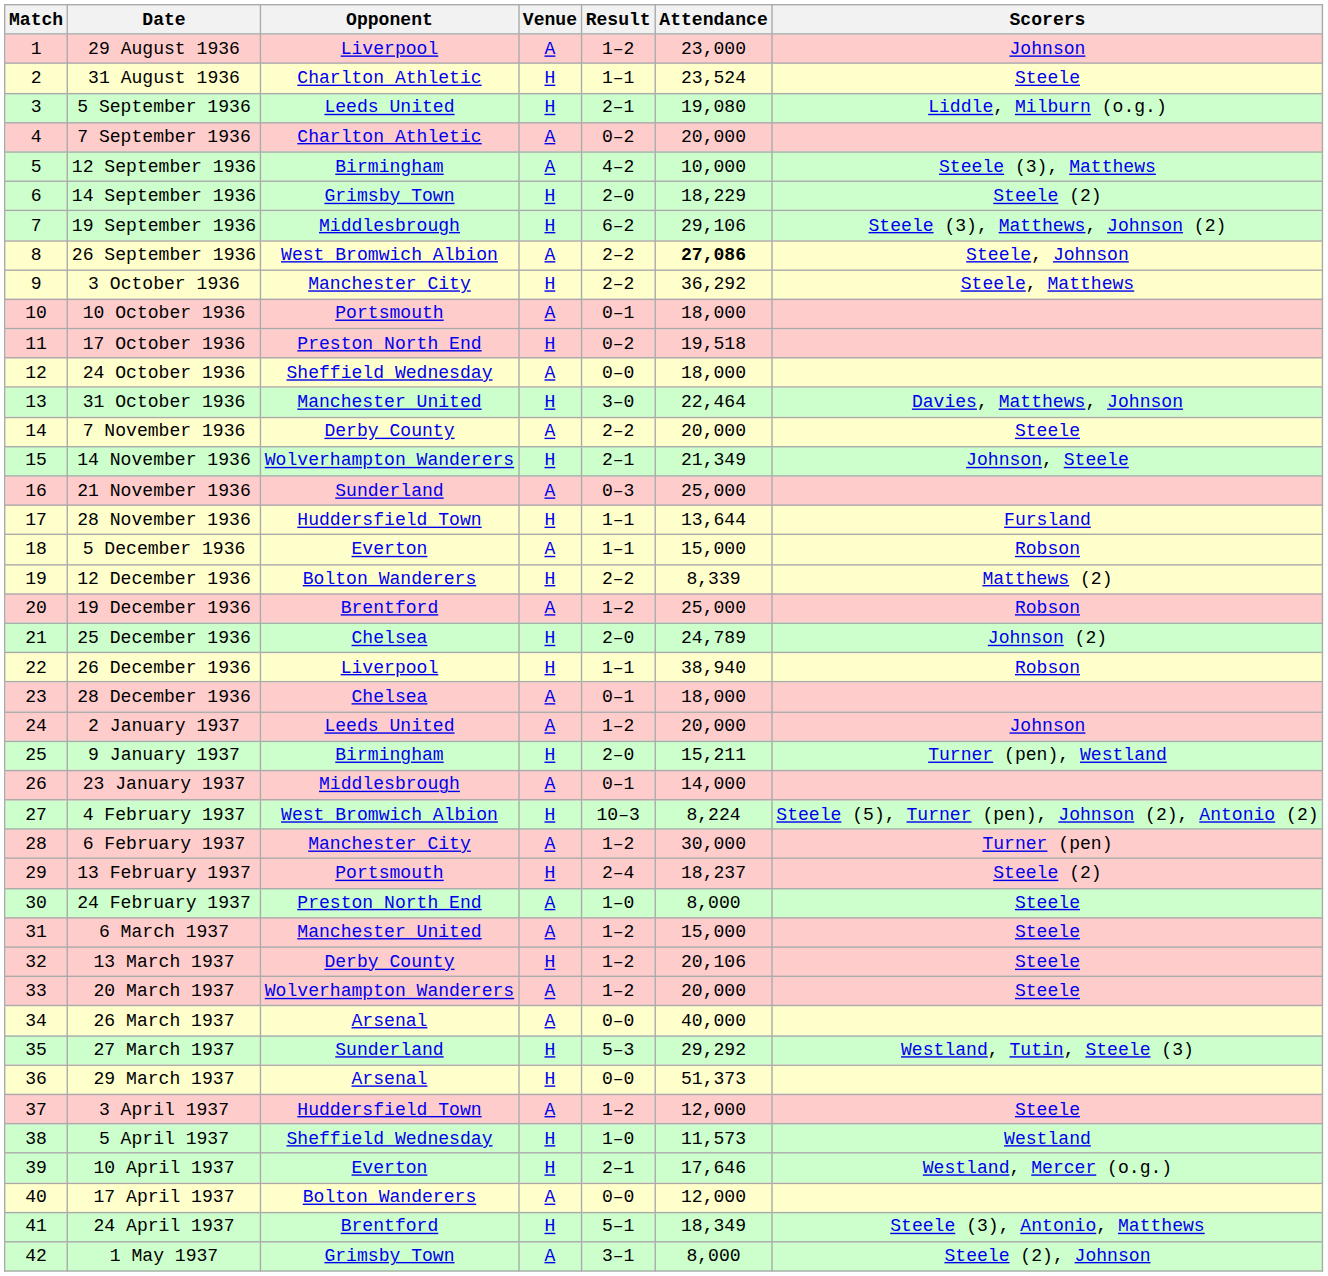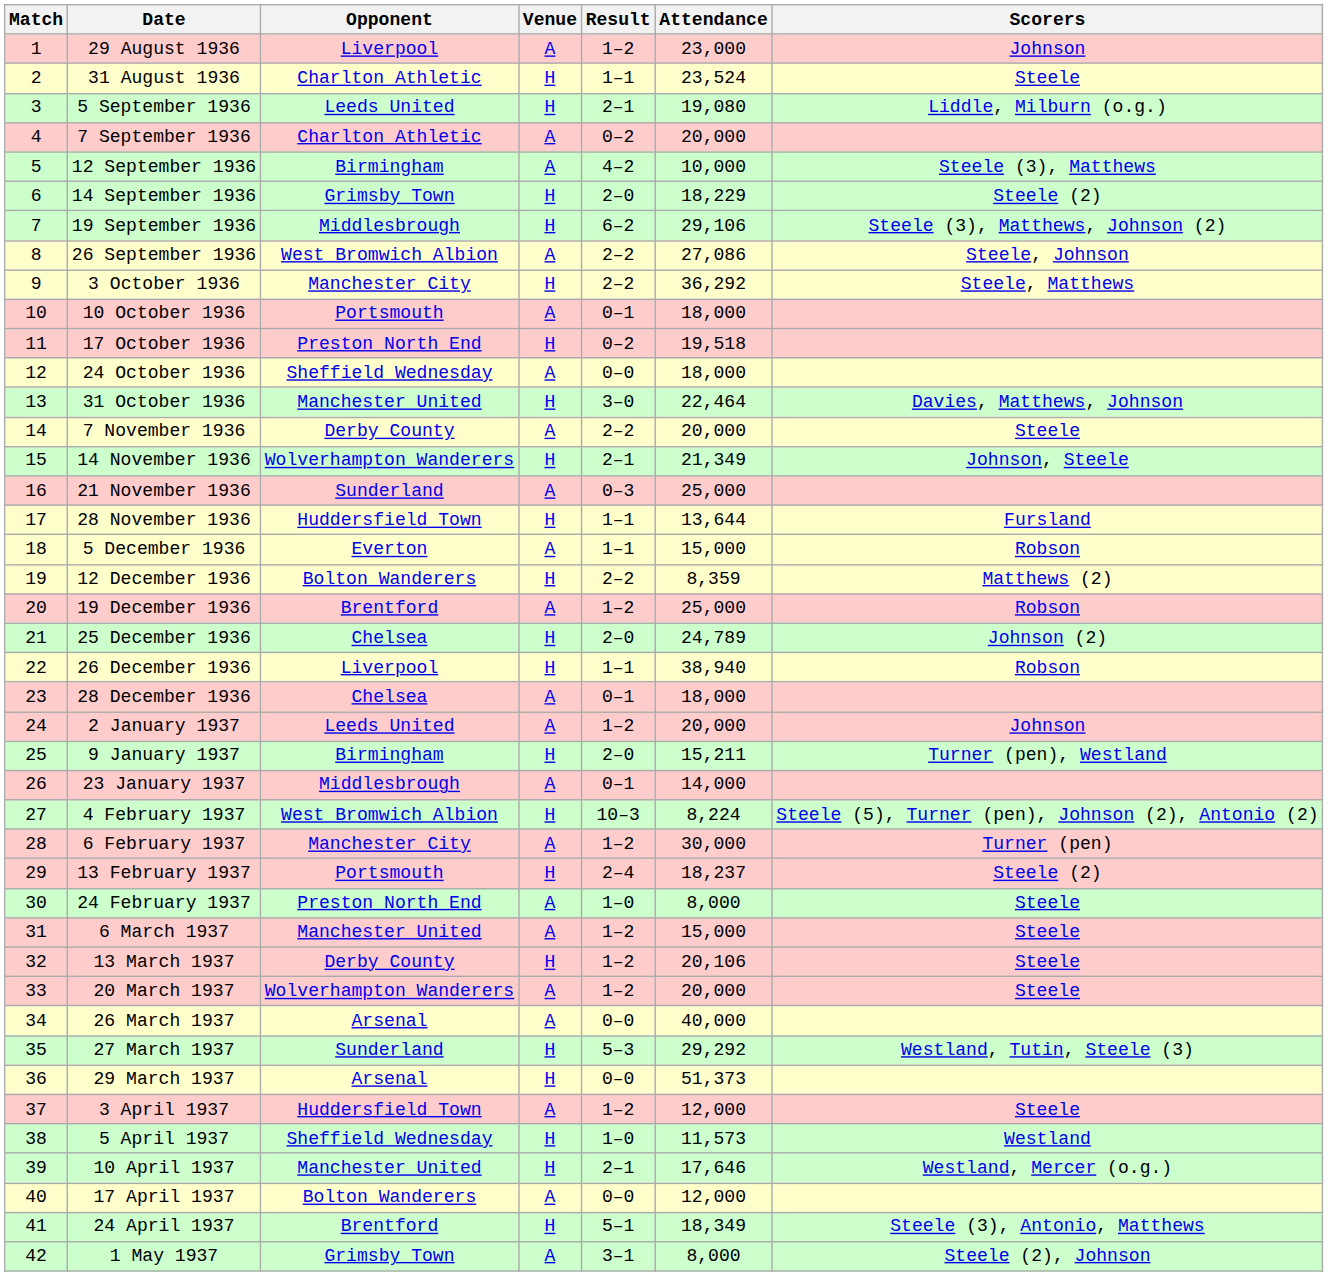(714, 255) bold -> (714, 255) normal
(714, 579) 8,339 -> (714, 579) 8,359
(389, 1168) Everton -> (389, 1168) Manchester United
